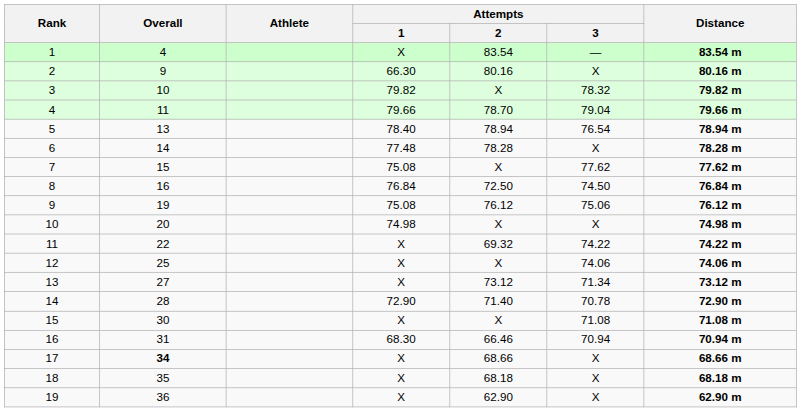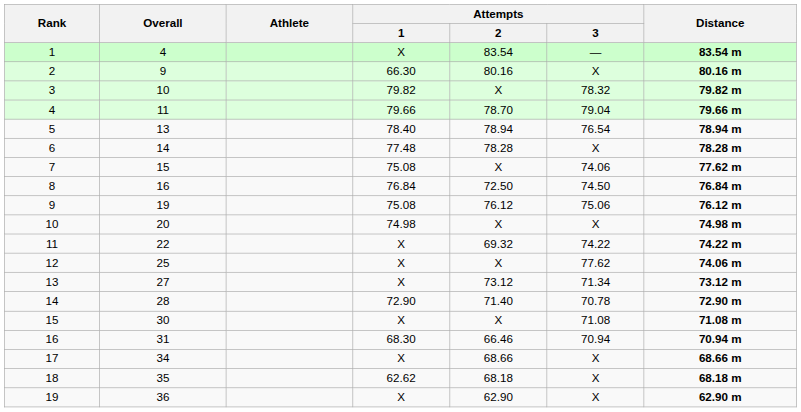(596, 166) 77.62 -> (596, 166) 74.06
(596, 262) 74.06 -> (596, 262) 77.62
(163, 358) bold -> (163, 358) normal
(401, 377) X -> (401, 377) 62.62
